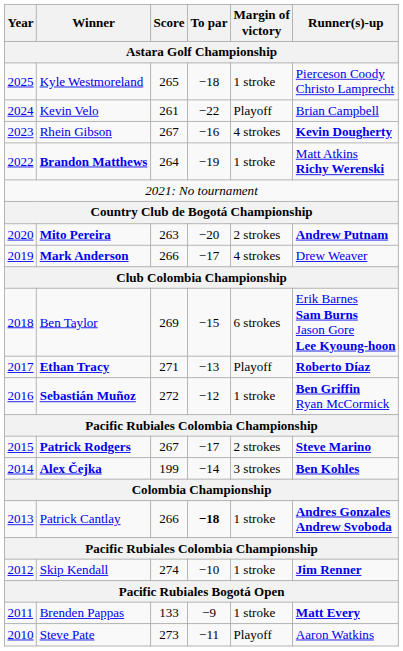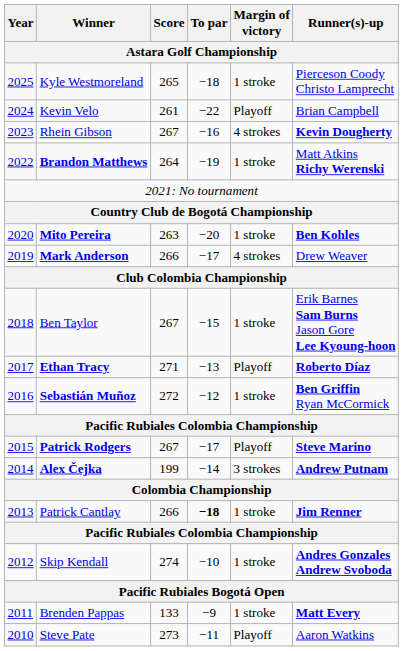(257, 234) 2 strokes -> (254, 234) 1 stroke
(342, 234) Andrew Putnam -> (328, 234) Ben Kohles
(169, 322) 269 -> (169, 322) 267
(257, 322) 6 strokes -> (254, 322) 1 stroke
(257, 447) 2 strokes -> (253, 447) Playoff
(328, 468) Ben Kohles -> (342, 468) Andrew Putnam
(344, 519) Andres Gonzales Andrew Svoboda -> (329, 511) Jim Renner
(329, 570) Jim Renner -> (344, 562) Andres Gonzales Andrew Svoboda
